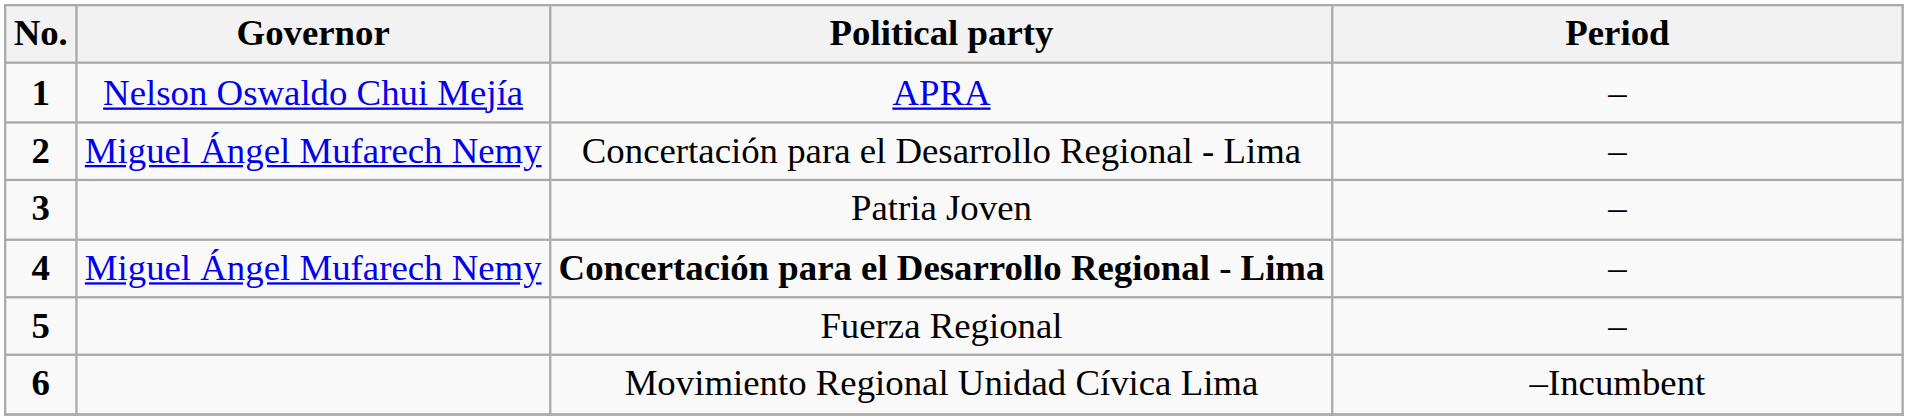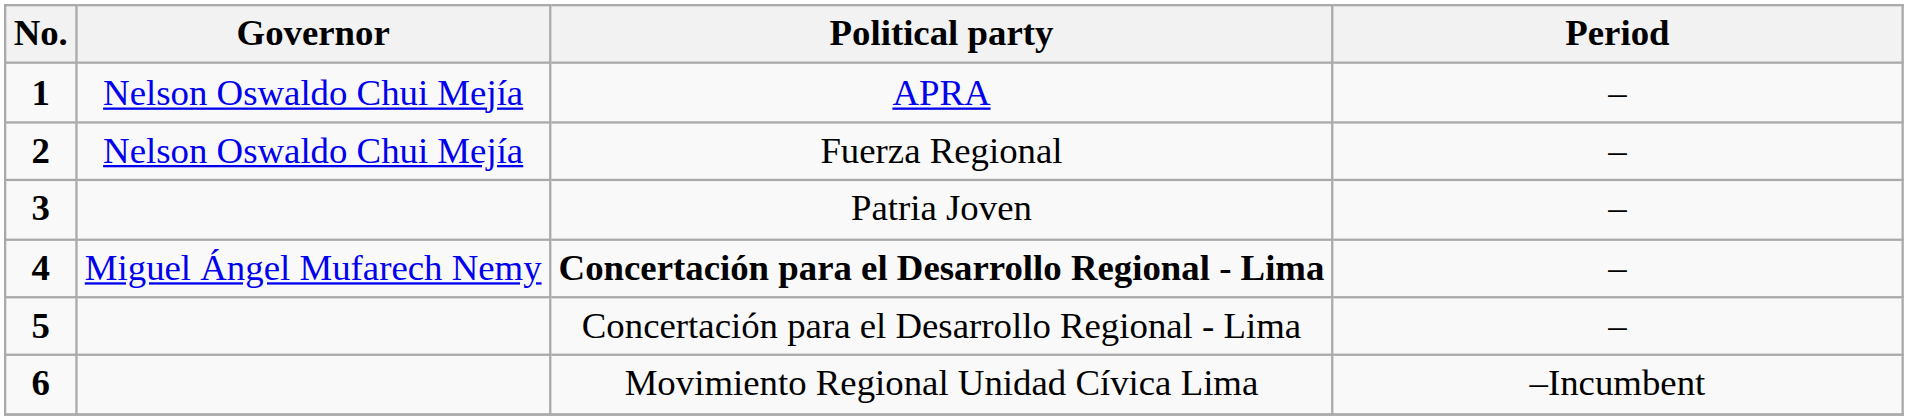(313, 150) Miguel Ángel Mufarech Nemy -> (313, 150) Nelson Oswaldo Chui Mejía
(941, 150) Concertación para el Desarrollo Regional - Lima -> (941, 150) Fuerza Regional
(941, 325) Fuerza Regional -> (941, 325) Concertación para el Desarrollo Regional - Lima
